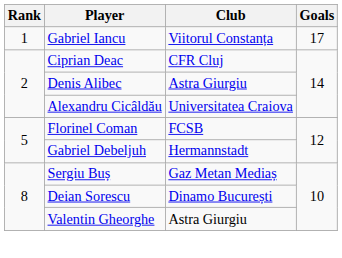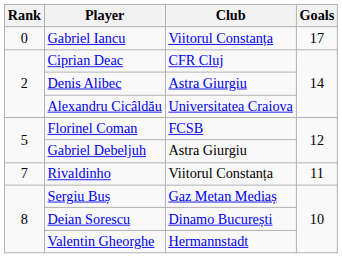(24, 38) 1 -> (24, 38) 0
(208, 151) Hermannstadt -> (208, 151) Astra Giurgiu
+ row: (79, 173)
(208, 219) Astra Giurgiu -> (208, 241) Hermannstadt
